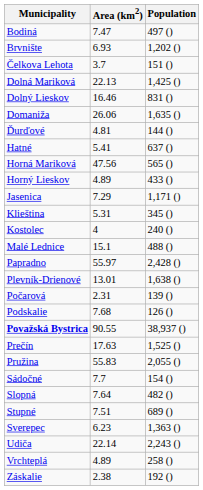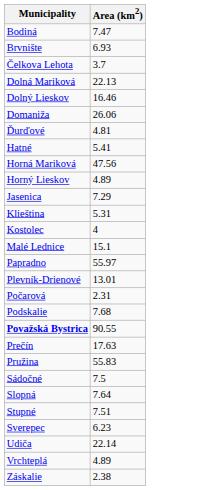- column: (172, 14)
(99, 378) 7.7 -> (99, 378) 7.5
